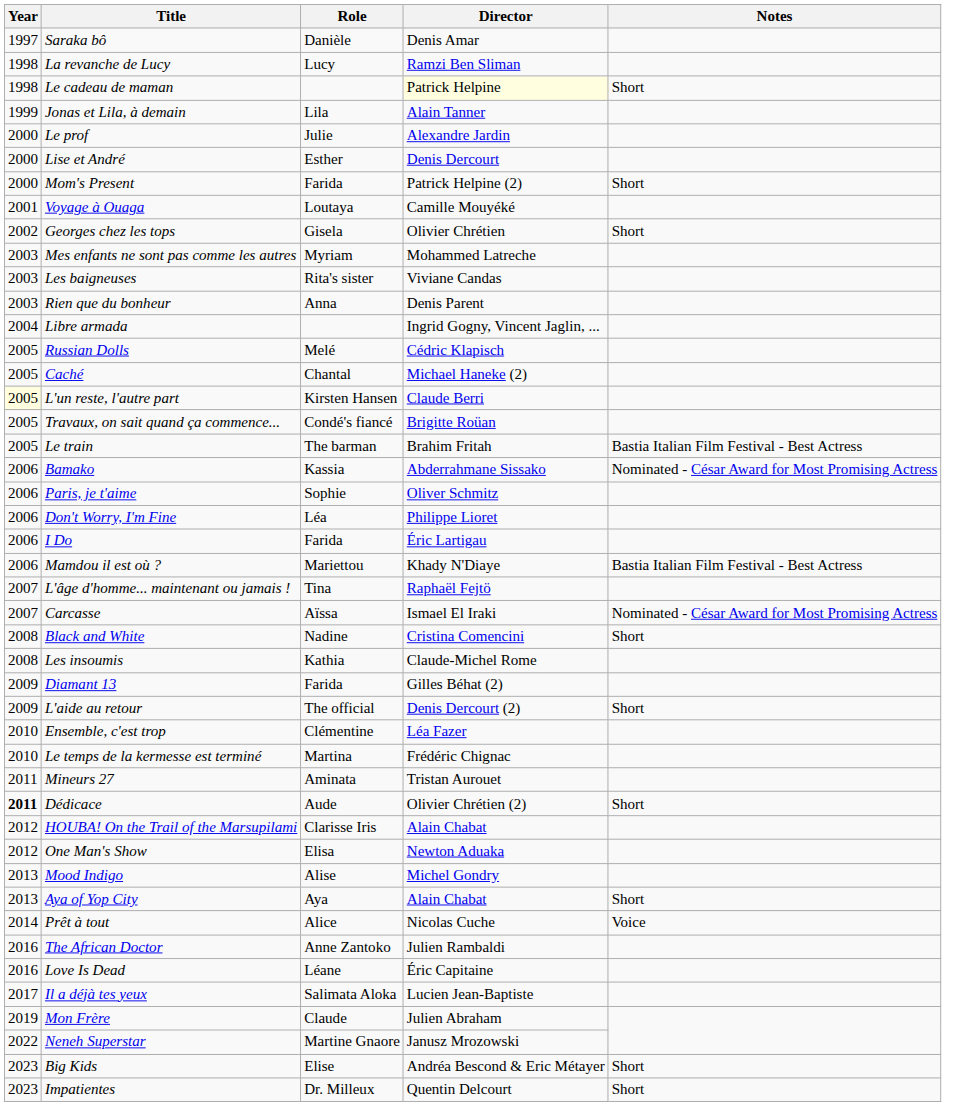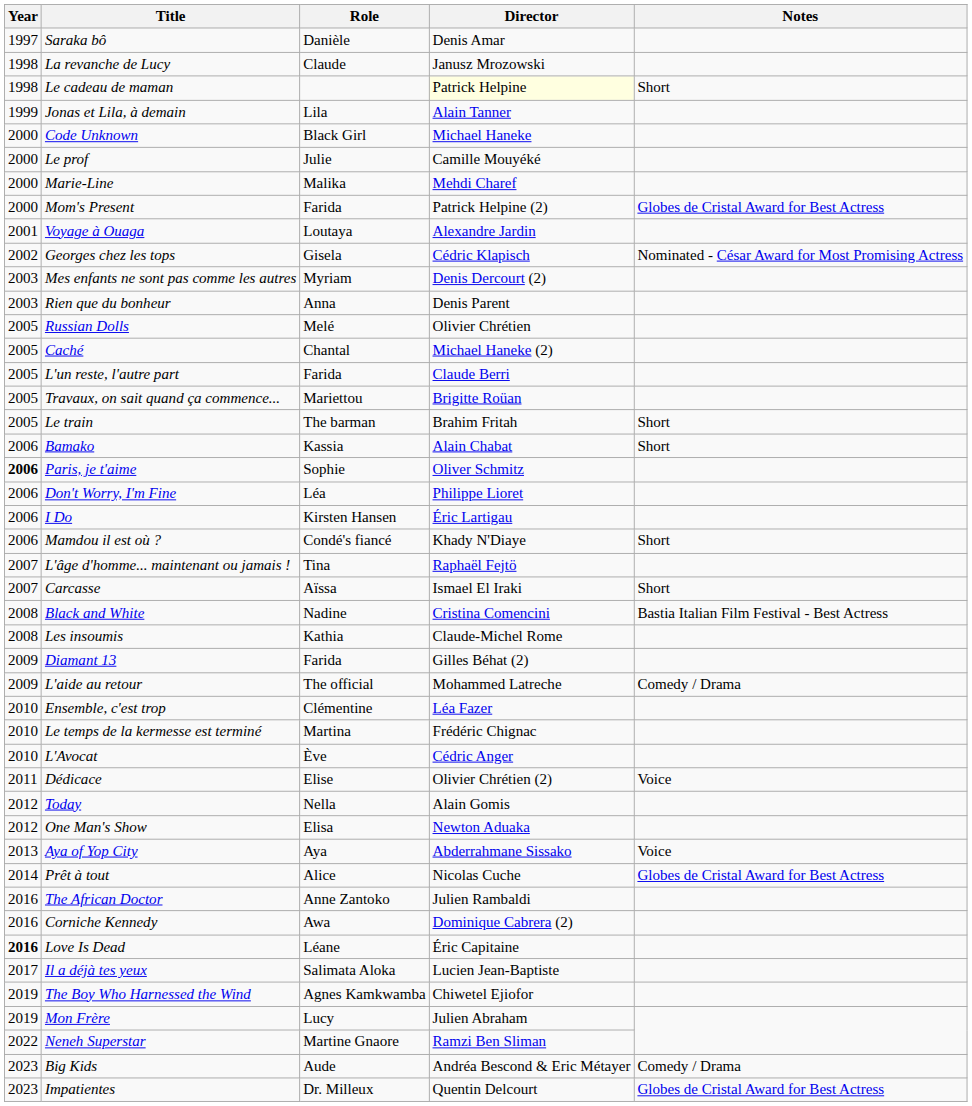(320, 64) Lucy -> (325, 64) Claude
(464, 64) Ramzi Ben Sliman -> (489, 64) Janusz Mrozowski
+ row: (92, 135)
(458, 135) Alexandre Jardin -> (487, 159) Camille Mouyéké
- row: (85, 159)
+ row: (79, 183)
(628, 183) Short -> (761, 207) Globes de Cristal Award for Best Actress
(461, 207) Camille Mouyéké -> (484, 231) Alexandre Jardin
(456, 231) Olivier Chrétien -> (481, 254) Cédric Klapisch
(628, 231) Short -> (800, 254) Nominated - César Award for Most Promising Actress
(471, 254) Mohammed Latreche -> (489, 278) Denis Dercourt (2)
- row: (91, 278)
- row: (86, 326)
(455, 350) Cédric Klapisch -> (482, 326) Olivier Chrétien
(23, 398) lightyellow background -> (23, 374) no background
(351, 398) Kirsten Hansen -> (322, 374) Farida
(348, 421) Condé's fiancé -> (333, 398) Mariettou
(737, 445) Bastia Italian Film Festival - Best Actress -> (654, 421) Short
(476, 469) Abderrahmane Sissako -> (472, 445) Alain Chabat
(775, 469) Nominated - César Award for Most Promising Actress -> (654, 445) Short
(23, 493) normal -> (23, 469) bold
(323, 541) Farida -> (350, 517) Kirsten Hansen
(334, 565) Mariettou -> (347, 541) Condé's fiancé
(737, 565) Bastia Italian Film Festival - Best Actress -> (654, 541) Short
(775, 612) Nominated - César Award for Most Promising Actress -> (654, 588) Short
(628, 636) Short -> (763, 612) Bastia Italian Film Festival - Best Actress
(464, 708) Denis Dercourt (2) -> (497, 684) Mohammed Latreche
(628, 708) Short -> (689, 684) Comedy / Drama
+ row: (71, 755)
- row: (79, 779)
(23, 803) bold -> (23, 779) normal
(321, 803) Aude -> (318, 779) Elise
(628, 803) Short -> (654, 779) Voice
- row: (171, 827)
+ row: (63, 803)
- row: (84, 875)
(447, 898) Alain Chabat -> (502, 851) Abderrahmane Sissako
(628, 898) Short -> (654, 851) Voice
(629, 922) Voice -> (761, 875) Globes de Cristal Award for Best Actress
+ row: (101, 922)
(23, 970) normal -> (23, 946) bold
+ row: (148, 994)
(326, 1018) Claude -> (319, 1018) Lucy
(463, 1042) Janusz Mrozowski -> (489, 1042) Ramzi Ben Sliman
(319, 1065) Elise -> (320, 1065) Aude
(628, 1065) Short -> (689, 1065) Comedy / Drama
(628, 1089) Short -> (761, 1089) Globes de Cristal Award for Best Actress
